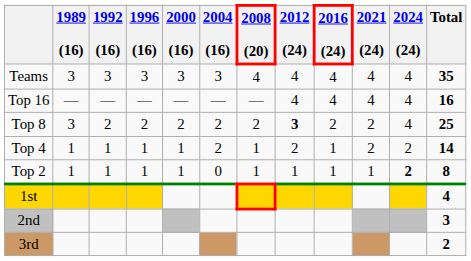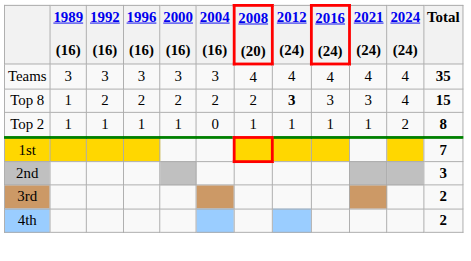- row: (29, 100)
(71, 124) 3 -> (68, 100) 1
(333, 124) 2 -> (330, 100) 3
(371, 124) 2 -> (368, 100) 3
(446, 124) 25 -> (443, 100) 15
- row: (29, 147)
(408, 171) bold -> (405, 124) normal
(446, 196) 4 -> (443, 149) 7
+ row: (27, 220)
